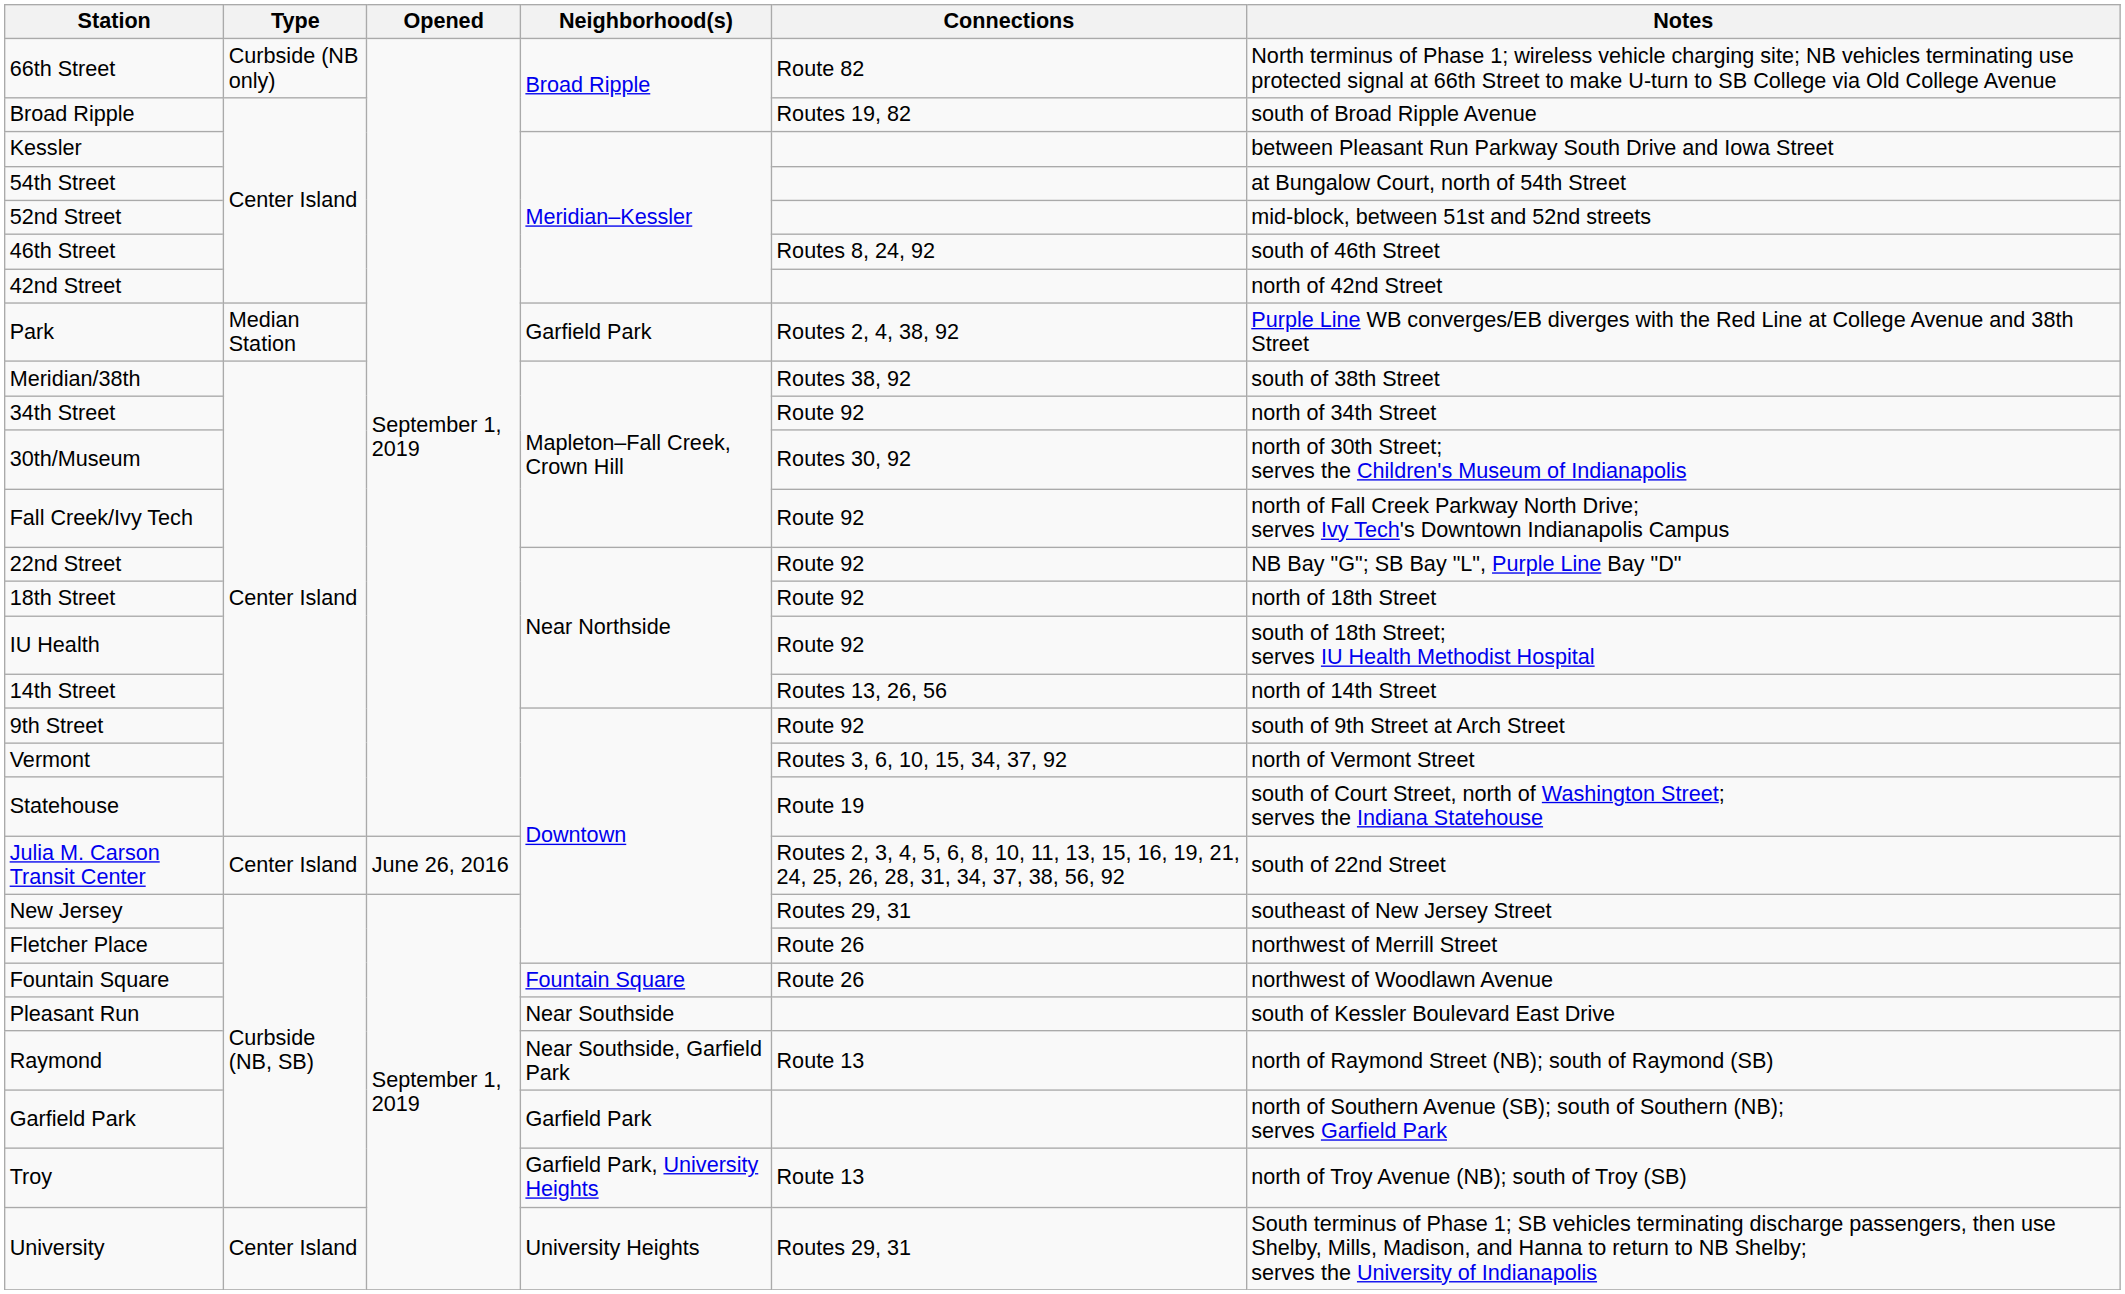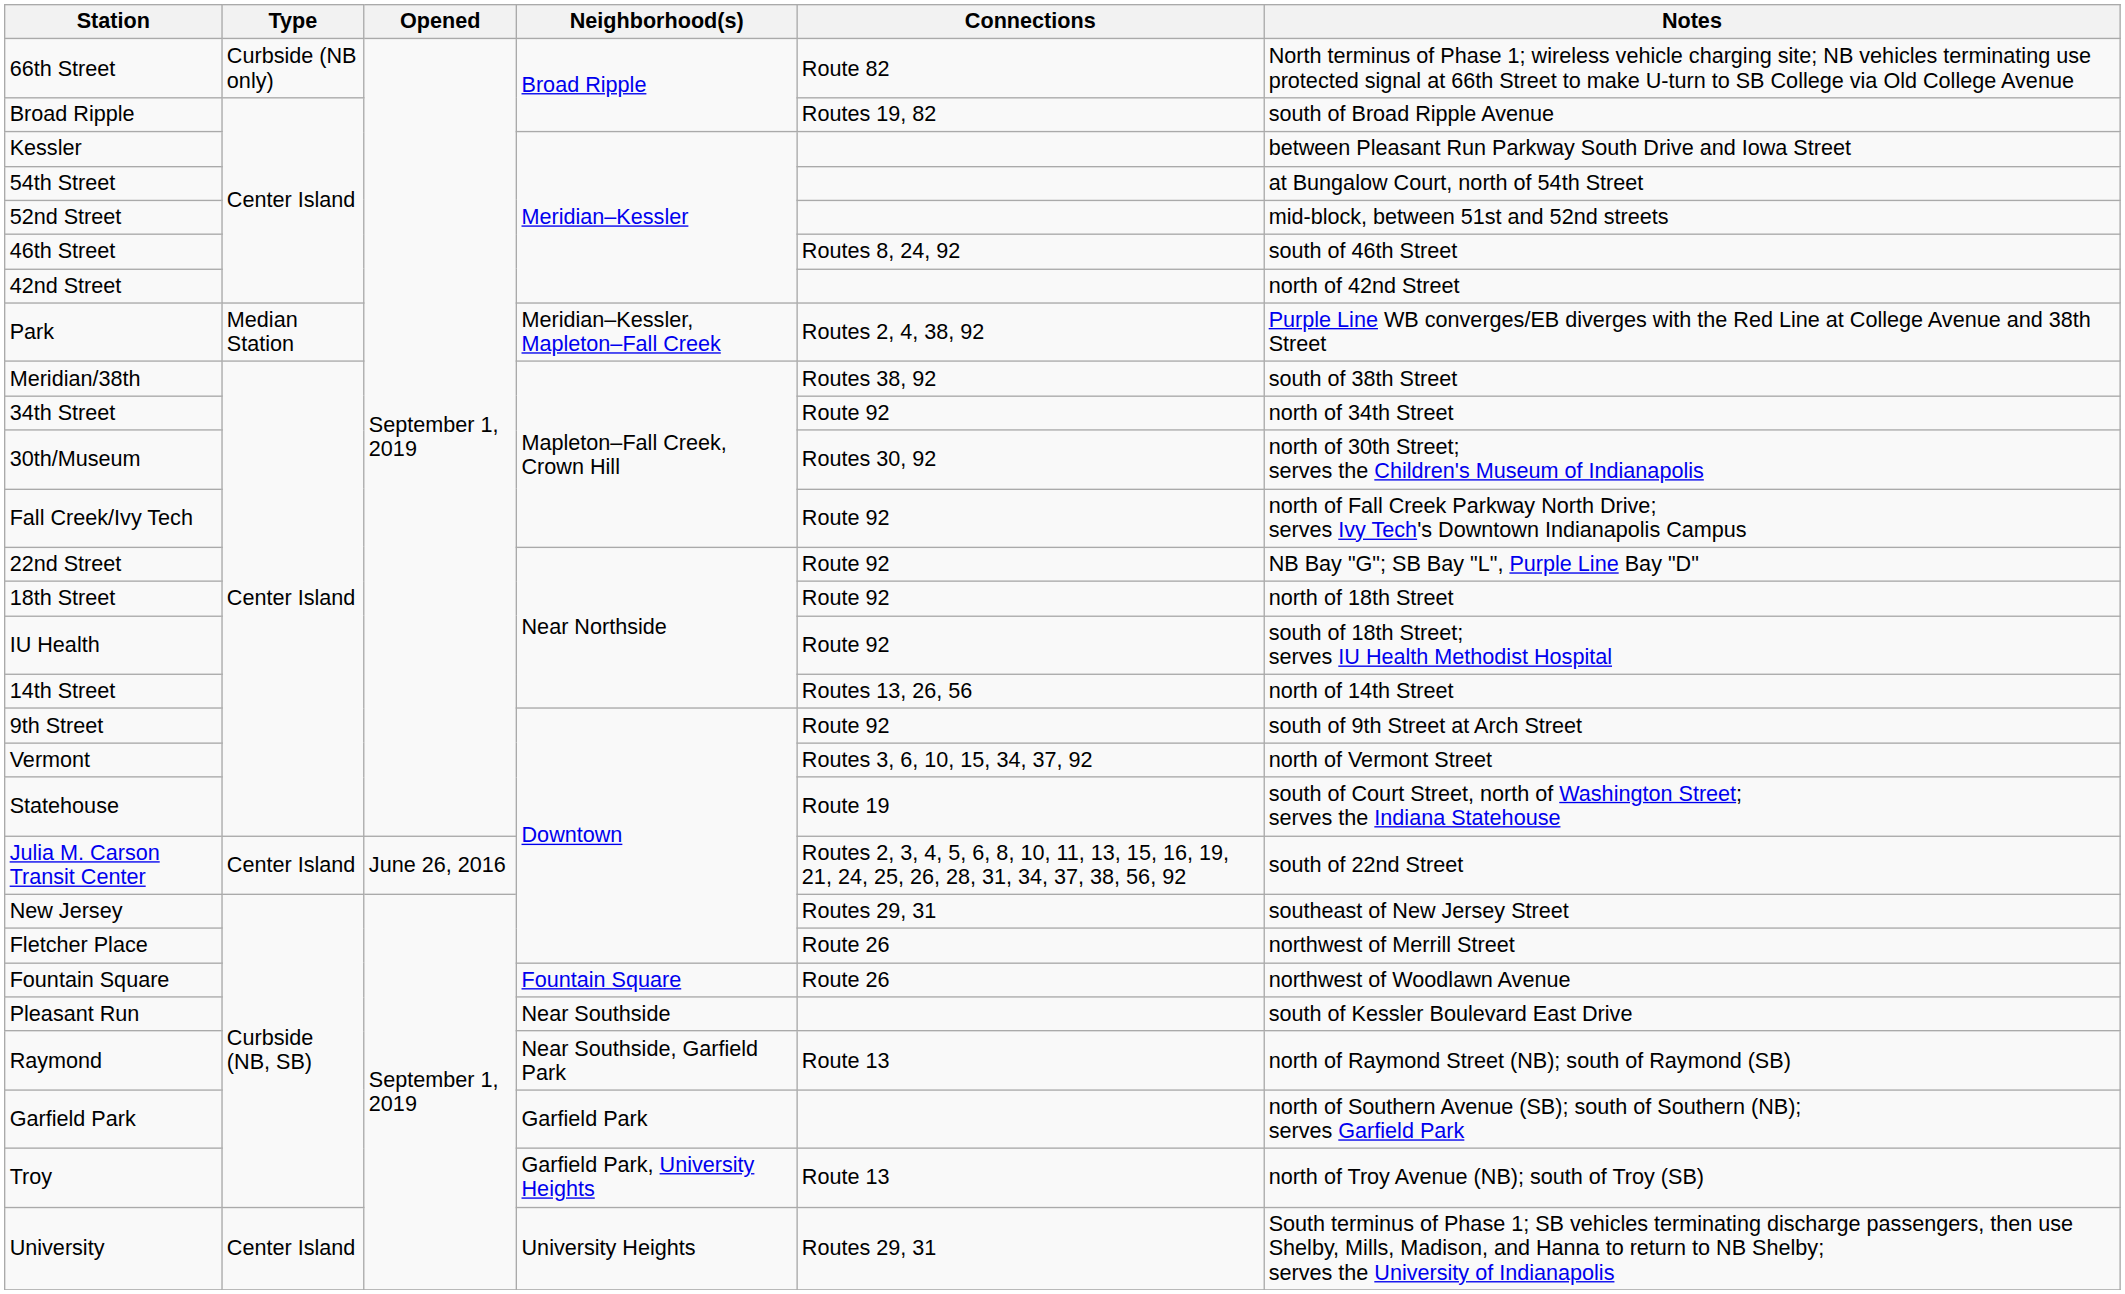(588, 332) Garfield Park -> (621, 332) Meridian–Kessler, Mapleton–Fall Creek
